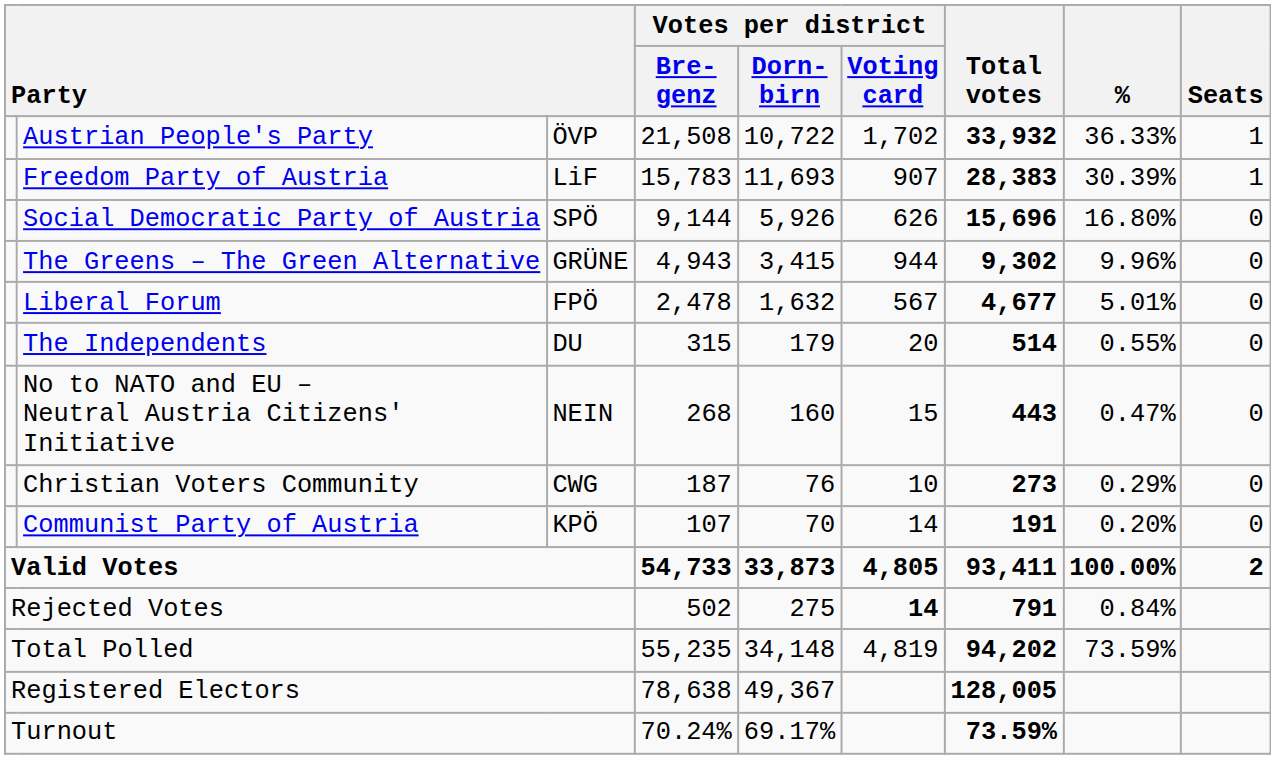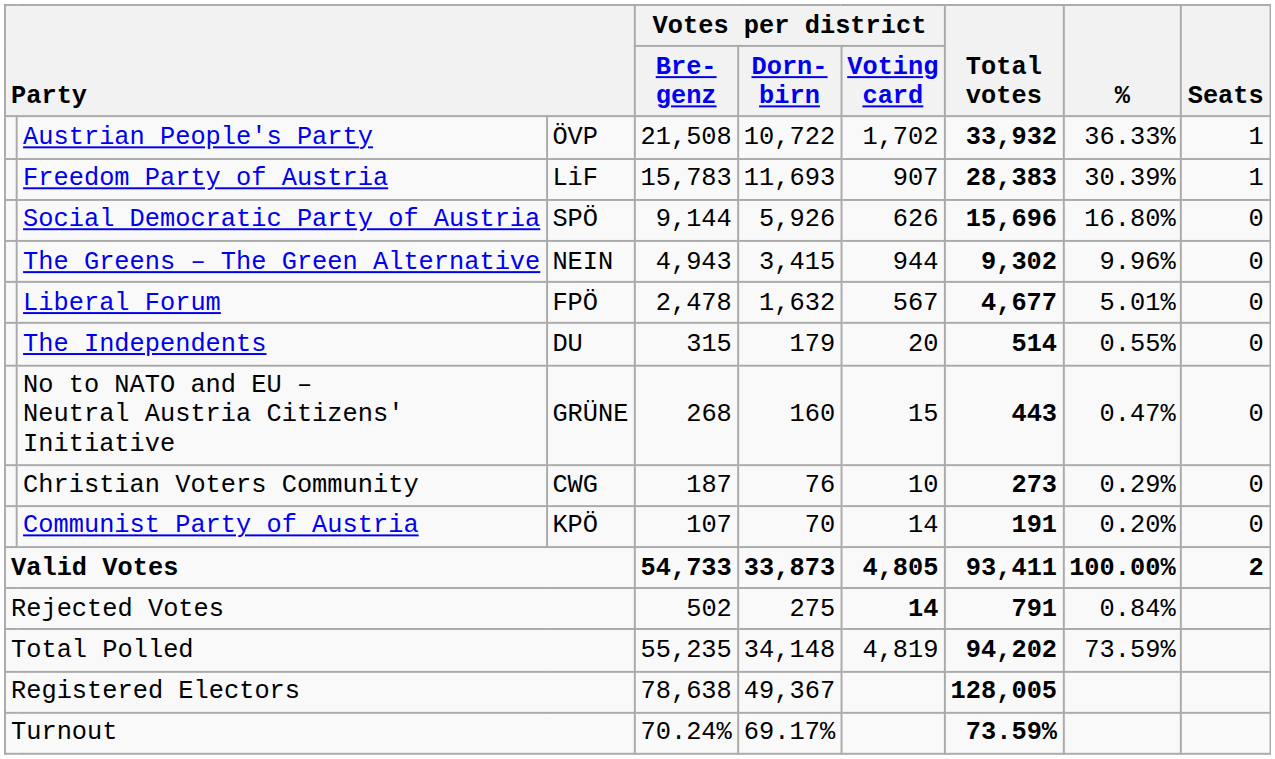(590, 261) GRÜNE -> (583, 261) NEIN
(583, 415) NEIN -> (590, 415) GRÜNE
